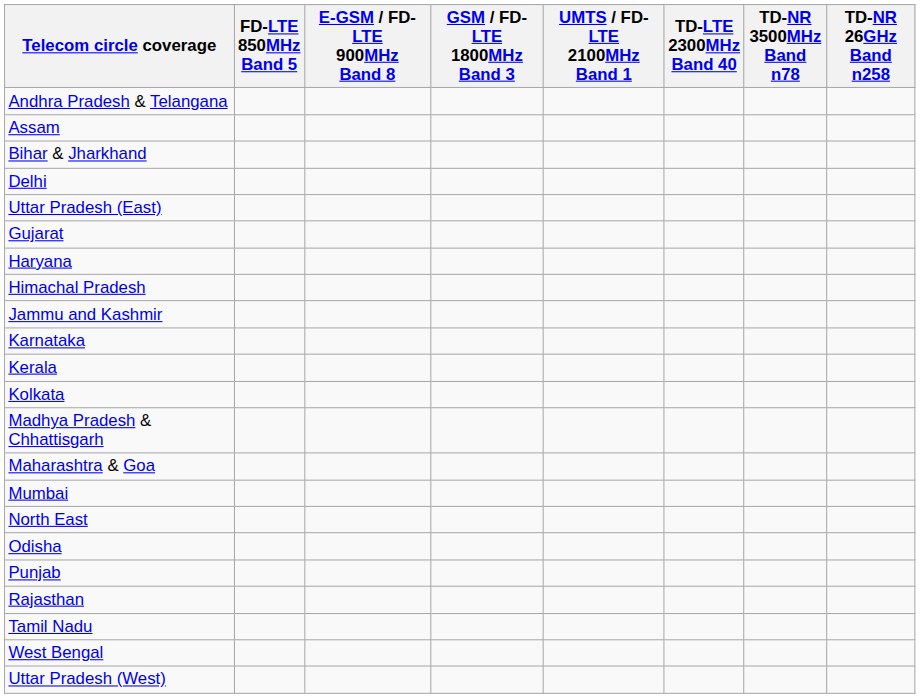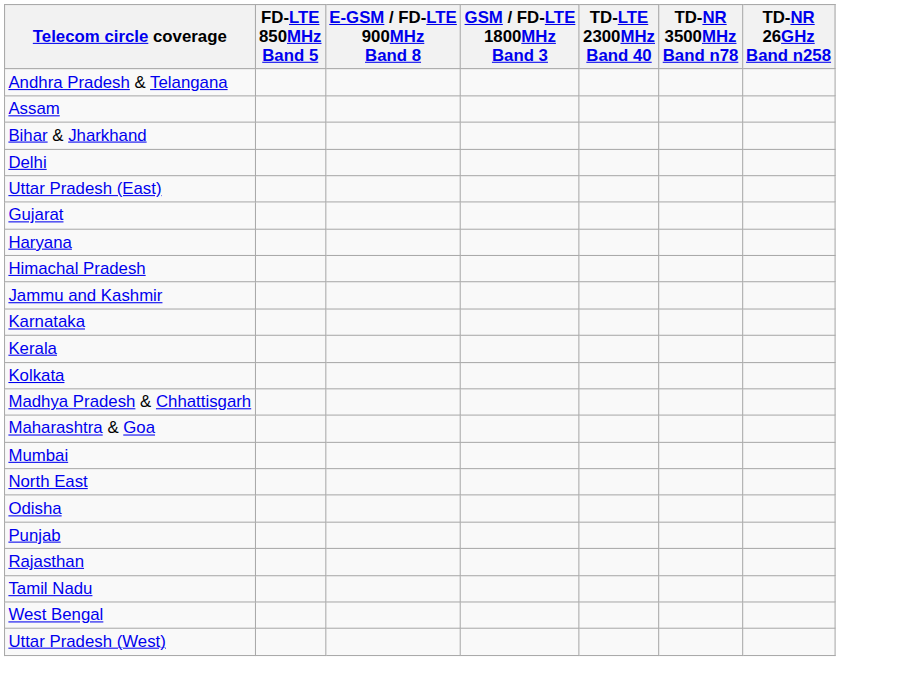- column: (604, 46)
